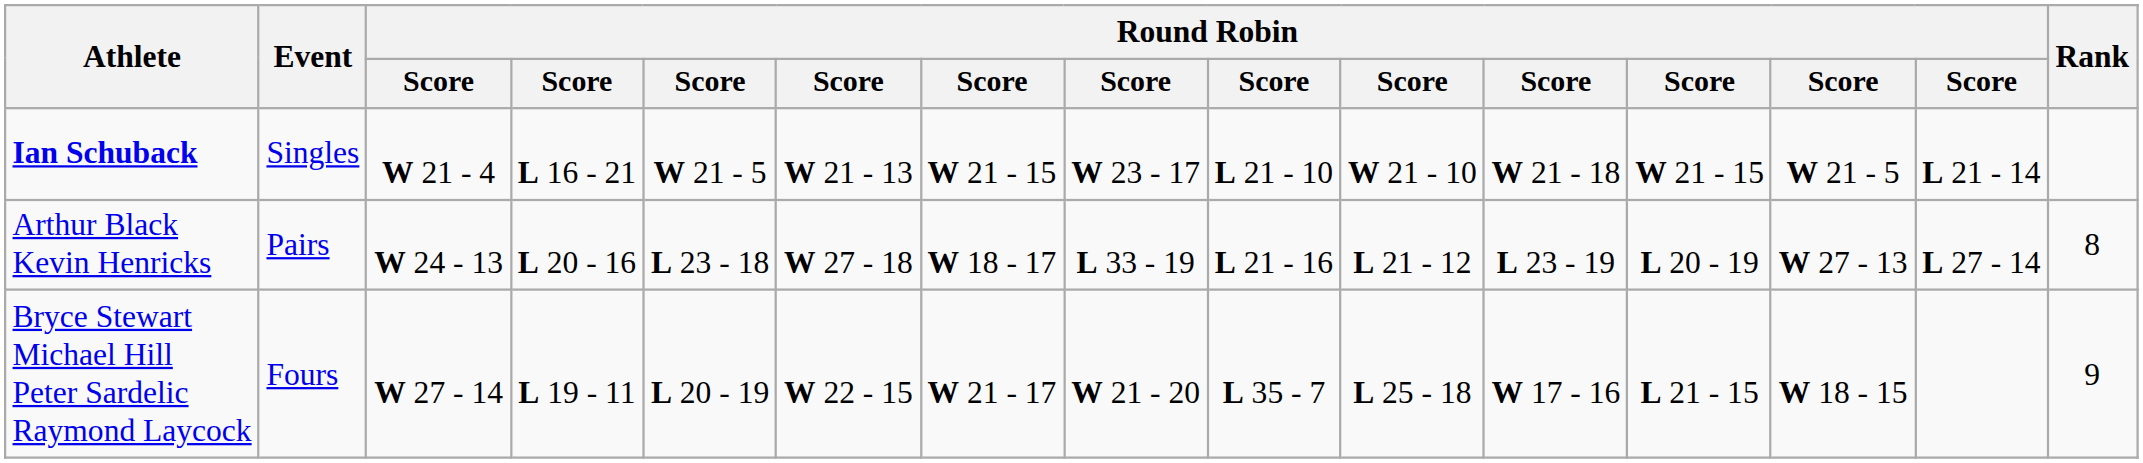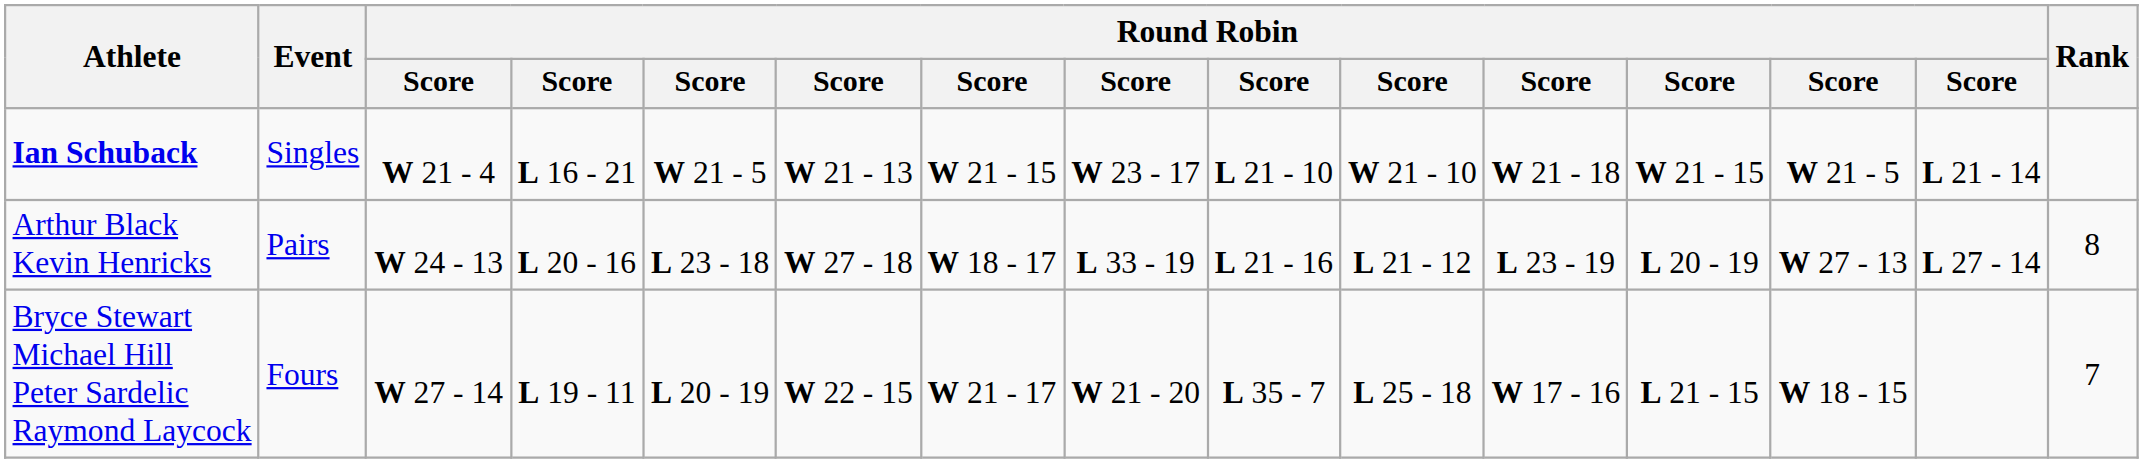(2092, 373) 9 -> (2092, 373) 7
